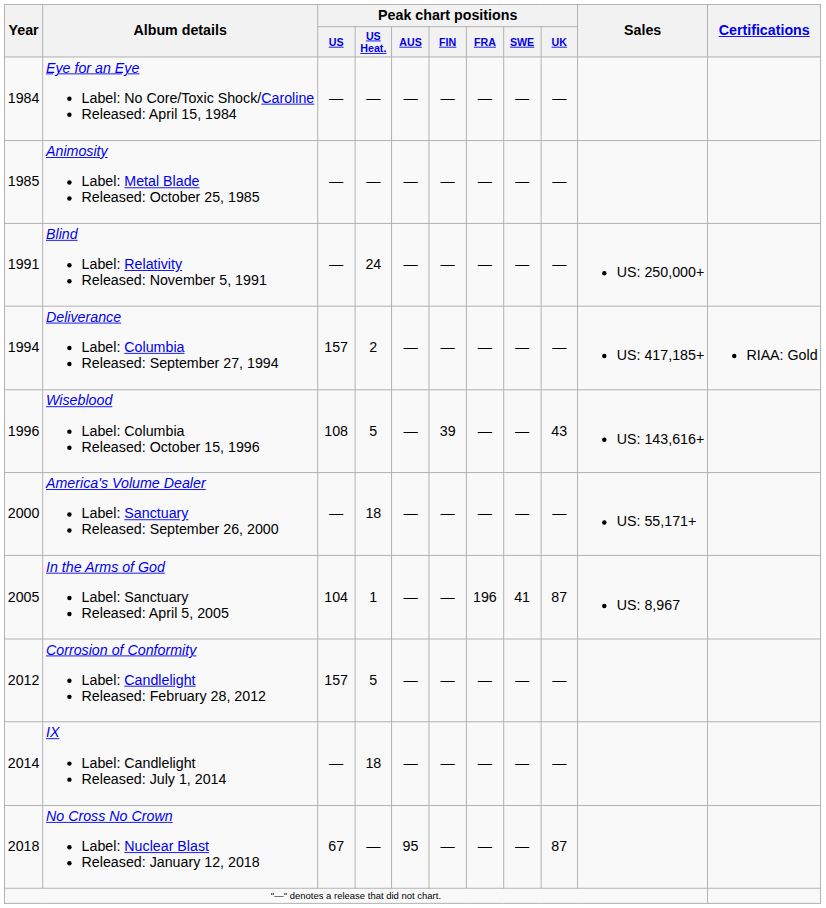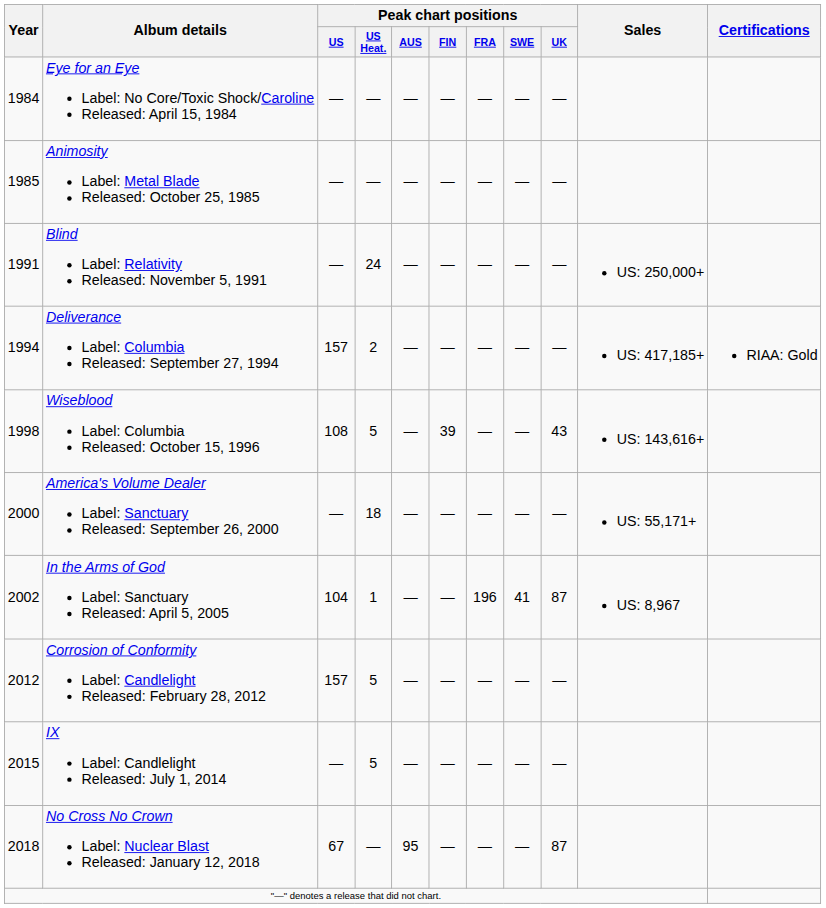(24, 431) 1996 -> (24, 431) 1998
(24, 597) 2005 -> (24, 597) 2002
(24, 763) 2014 -> (24, 763) 2015
(373, 763) 18 -> (373, 763) 5
